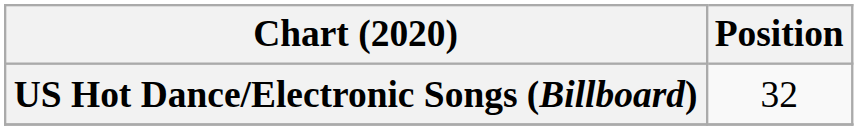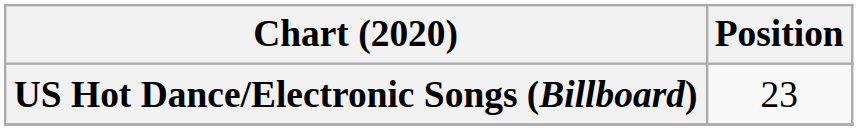(779, 93) 32 -> (779, 93) 23
